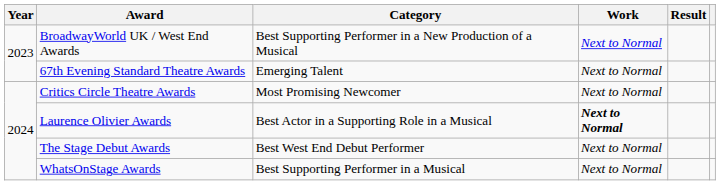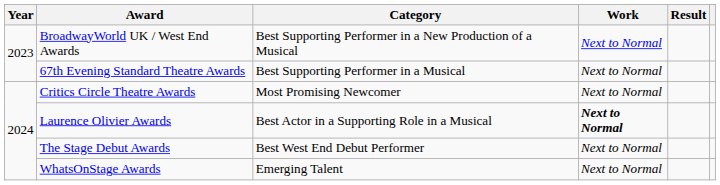(299, 71) Emerging Talent -> (360, 71) Best Supporting Performer in a Musical
(360, 169) Best Supporting Performer in a Musical -> (299, 169) Emerging Talent
